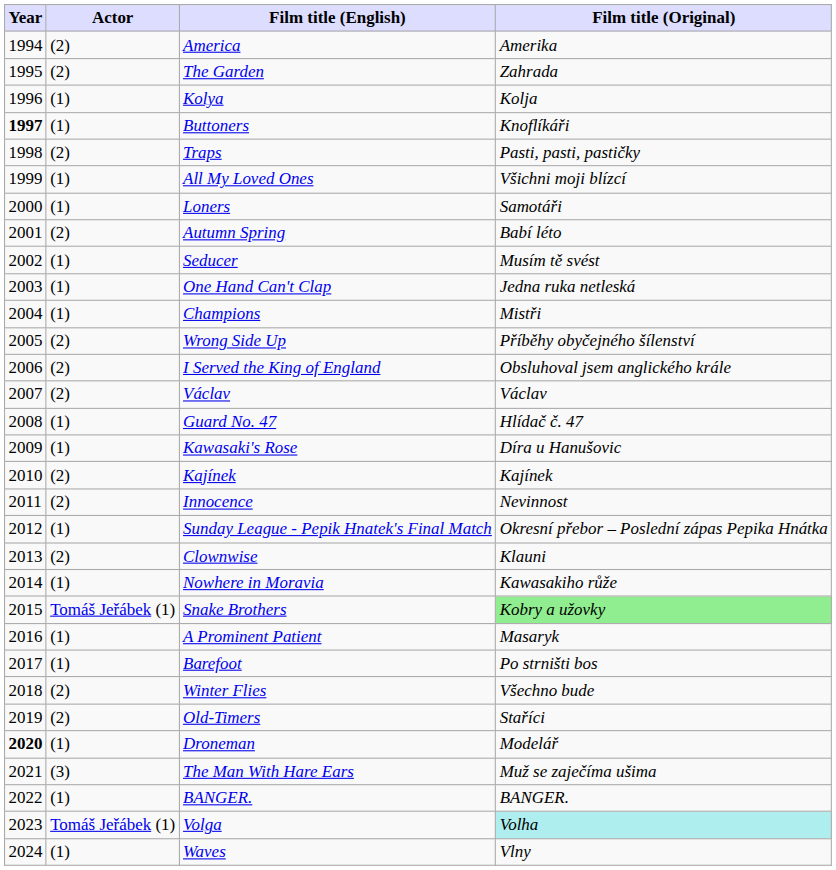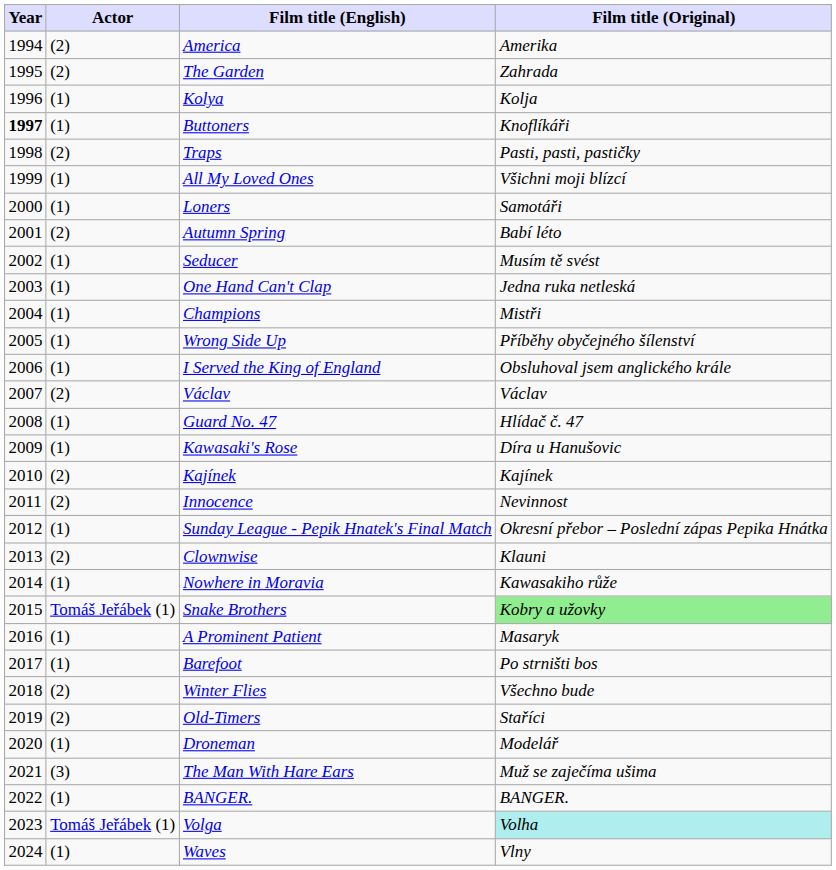(60, 340) (2) -> (60, 340) (1)
(60, 367) (2) -> (60, 367) (1)
(25, 744) bold -> (25, 744) normal
